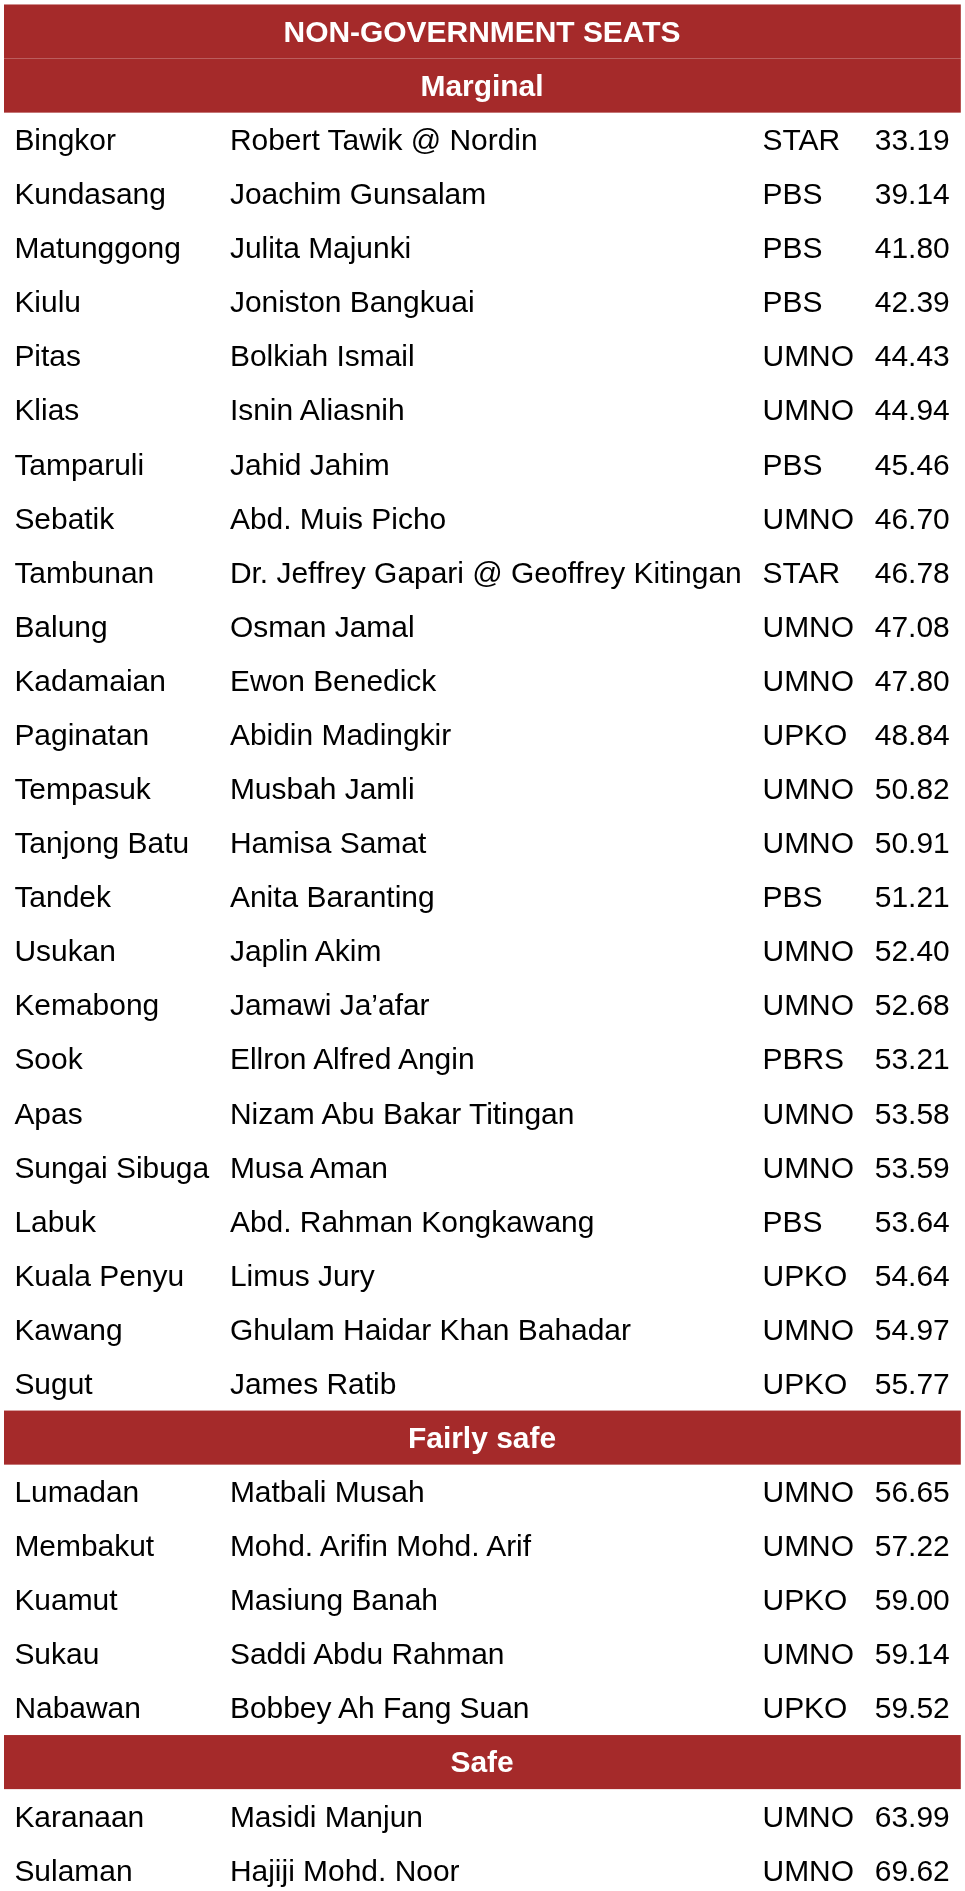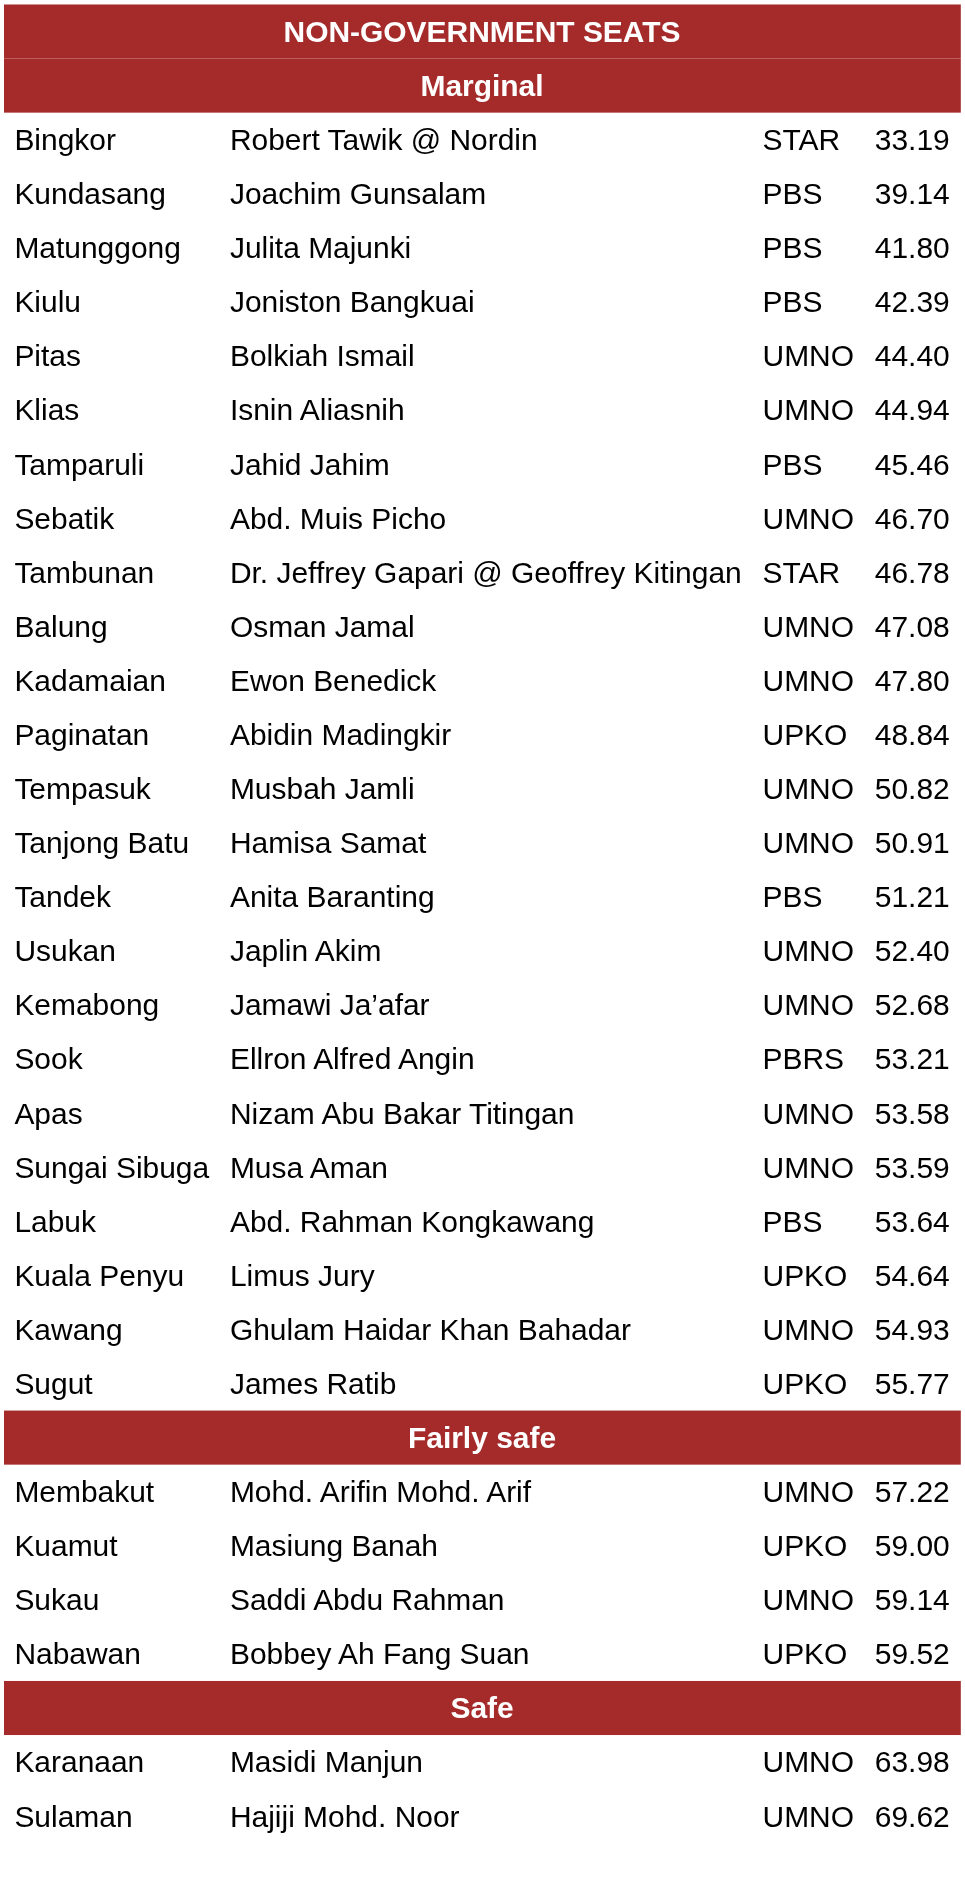(912, 355) 44.43 -> (912, 355) 44.40
(912, 1329) 54.97 -> (912, 1329) 54.93
- row: (77, 1491)
(912, 1816) 63.99 -> (912, 1762) 63.98
